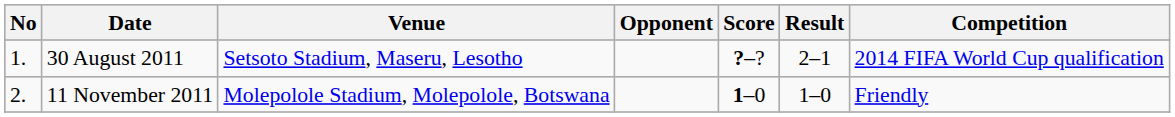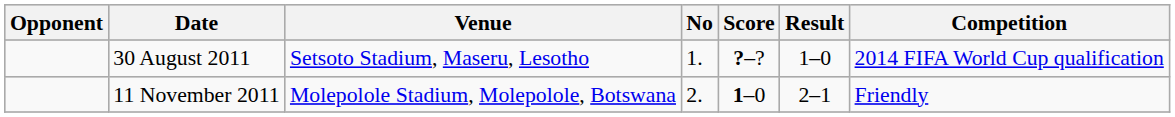columns swapped: (23, 22) <-> (666, 22)
(815, 57) 2–1 -> (815, 57) 1–0
(815, 93) 1–0 -> (815, 93) 2–1
